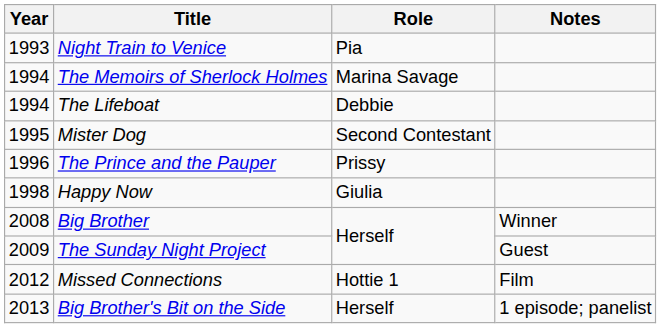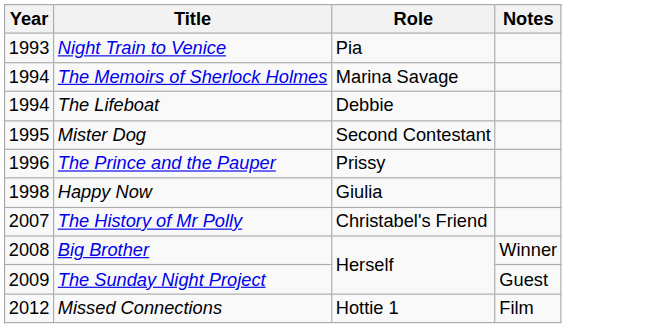+ row: (150, 221)
- row: (172, 308)
